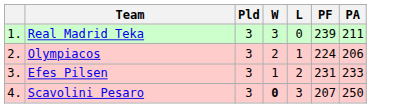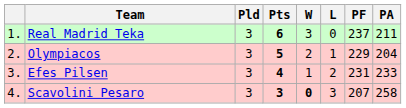+ column: (280, 14)
(325, 34) 239 -> (359, 34) 237
(325, 54) 224 -> (359, 54) 229
(353, 54) 206 -> (386, 54) 204
(353, 93) 250 -> (386, 93) 258
